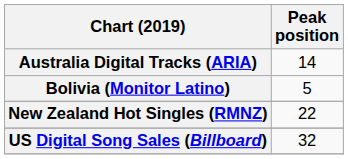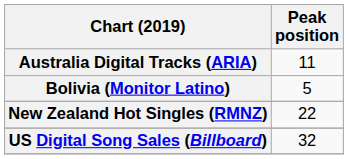(307, 62) 14 -> (307, 62) 11
